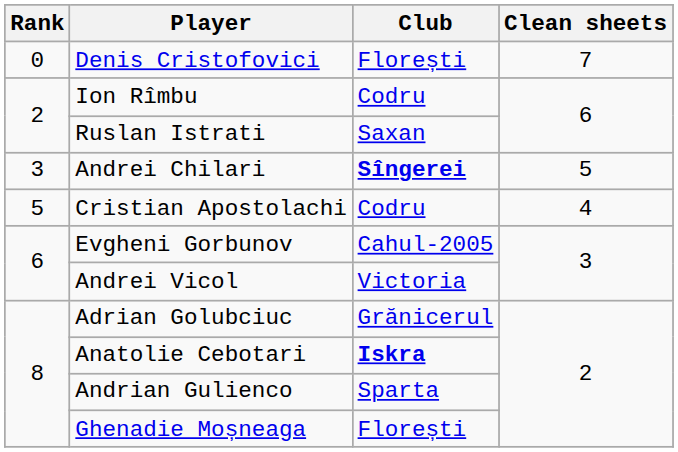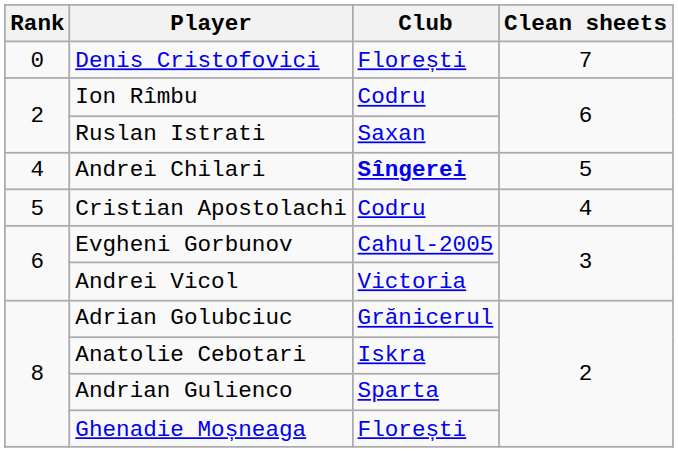(37, 171) 3 -> (37, 171) 4
(392, 355) bold -> (392, 355) normal
